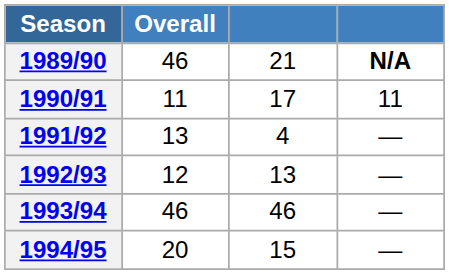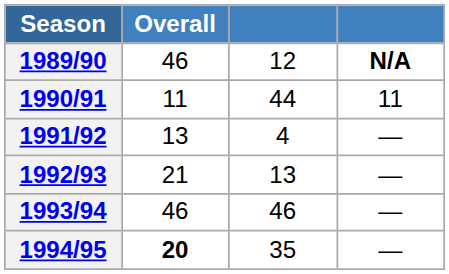(283, 61) 21 -> (283, 61) 12
(283, 99) 17 -> (283, 99) 44
(175, 174) 12 -> (175, 174) 21
(175, 249) normal -> (175, 249) bold
(283, 249) 15 -> (283, 249) 35
